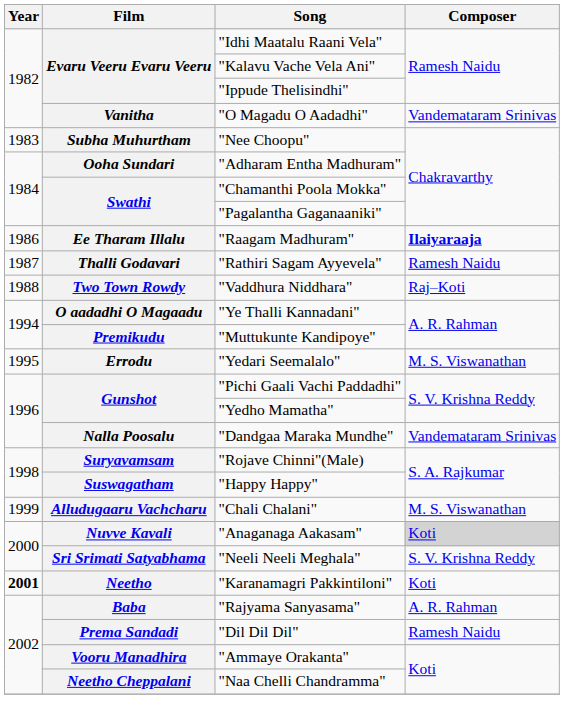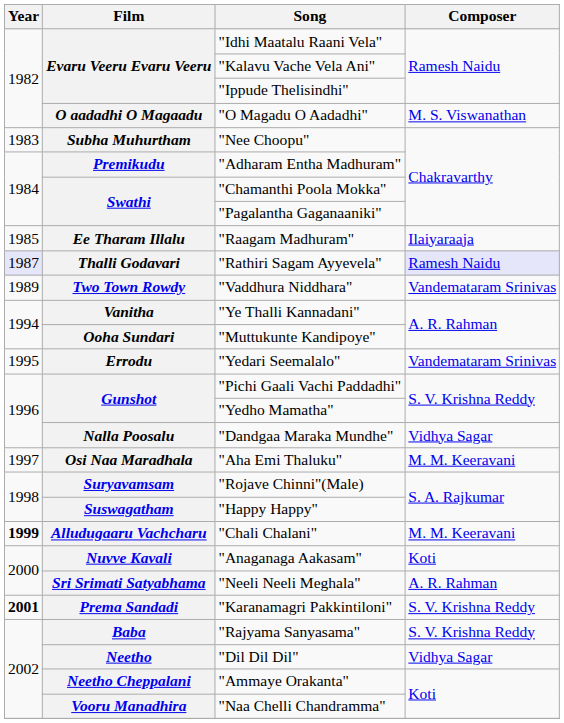(129, 115) Vanitha -> (129, 115) O aadadhi O Magaadu
(482, 115) Vandemataram Srinivas -> (467, 115) M. S. Viswanathan
(129, 164) Ooha Sundari -> (129, 164) Premikudu
(24, 238) 1986 -> (24, 238) 1985
(445, 238) bold -> (441, 238) normal
(24, 262) no background -> (24, 262) lavender background
(454, 262) no background -> (454, 262) lavender background
(24, 287) 1988 -> (24, 287) 1989
(437, 287) Raj–Koti -> (482, 287) Vandemataram Srinivas
(129, 312) O aadadhi O Magaadu -> (129, 312) Vanitha
(129, 336) Premikudu -> (129, 336) Ooha Sundari
(467, 361) M. S. Viswanathan -> (482, 361) Vandemataram Srinivas
(482, 435) Vandemataram Srinivas -> (450, 435) Vidhya Sagar
+ row: (280, 459)
(24, 509) normal -> (24, 533) bold
(467, 509) M. S. Viswanathan -> (462, 533) M. M. Keeravani
(422, 533) lightgrey background -> (422, 558) no background
(472, 558) S. V. Krishna Reddy -> (453, 582) A. R. Rahman
(129, 582) Neetho -> (129, 607) Prema Sandadi
(422, 582) Koti -> (472, 607) S. V. Krishna Reddy
(453, 607) A. R. Rahman -> (472, 632) S. V. Krishna Reddy
(129, 632) Prema Sandadi -> (129, 656) Neetho
(454, 632) Ramesh Naidu -> (450, 656) Vidhya Sagar
(129, 656) Vooru Manadhira -> (129, 681) Neetho Cheppalani
(129, 681) Neetho Cheppalani -> (129, 705) Vooru Manadhira
